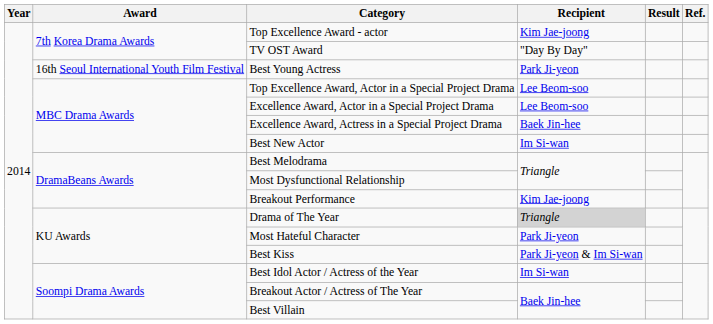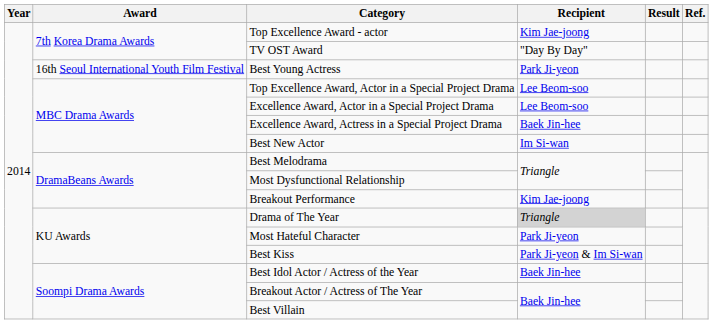(544, 273) Im Si-wan -> (550, 273) Baek Jin-hee
